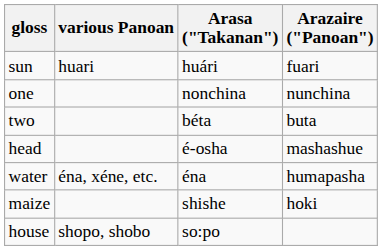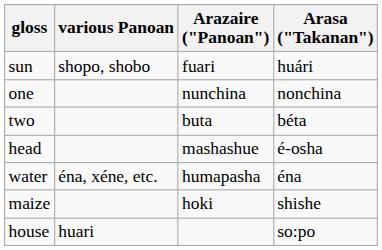columns swapped: (330, 28) <-> (230, 28)
(76, 65) huari -> (104, 65) shopo, shobo
(104, 231) shopo, shobo -> (76, 231) huari
